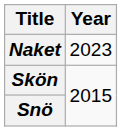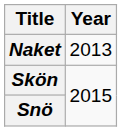(91, 49) 2023 -> (91, 49) 2013
